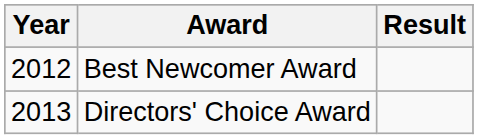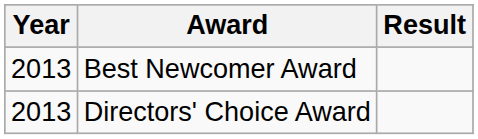(41, 68) 2012 -> (41, 68) 2013
